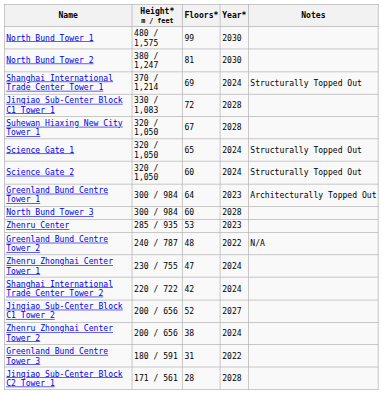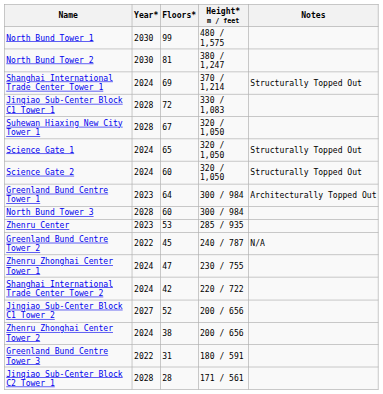columns swapped: (157, 16) <-> (234, 16)
(189, 244) 48 -> (167, 244) 45
